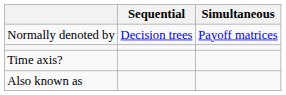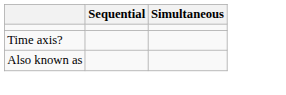- row: (61, 34)
